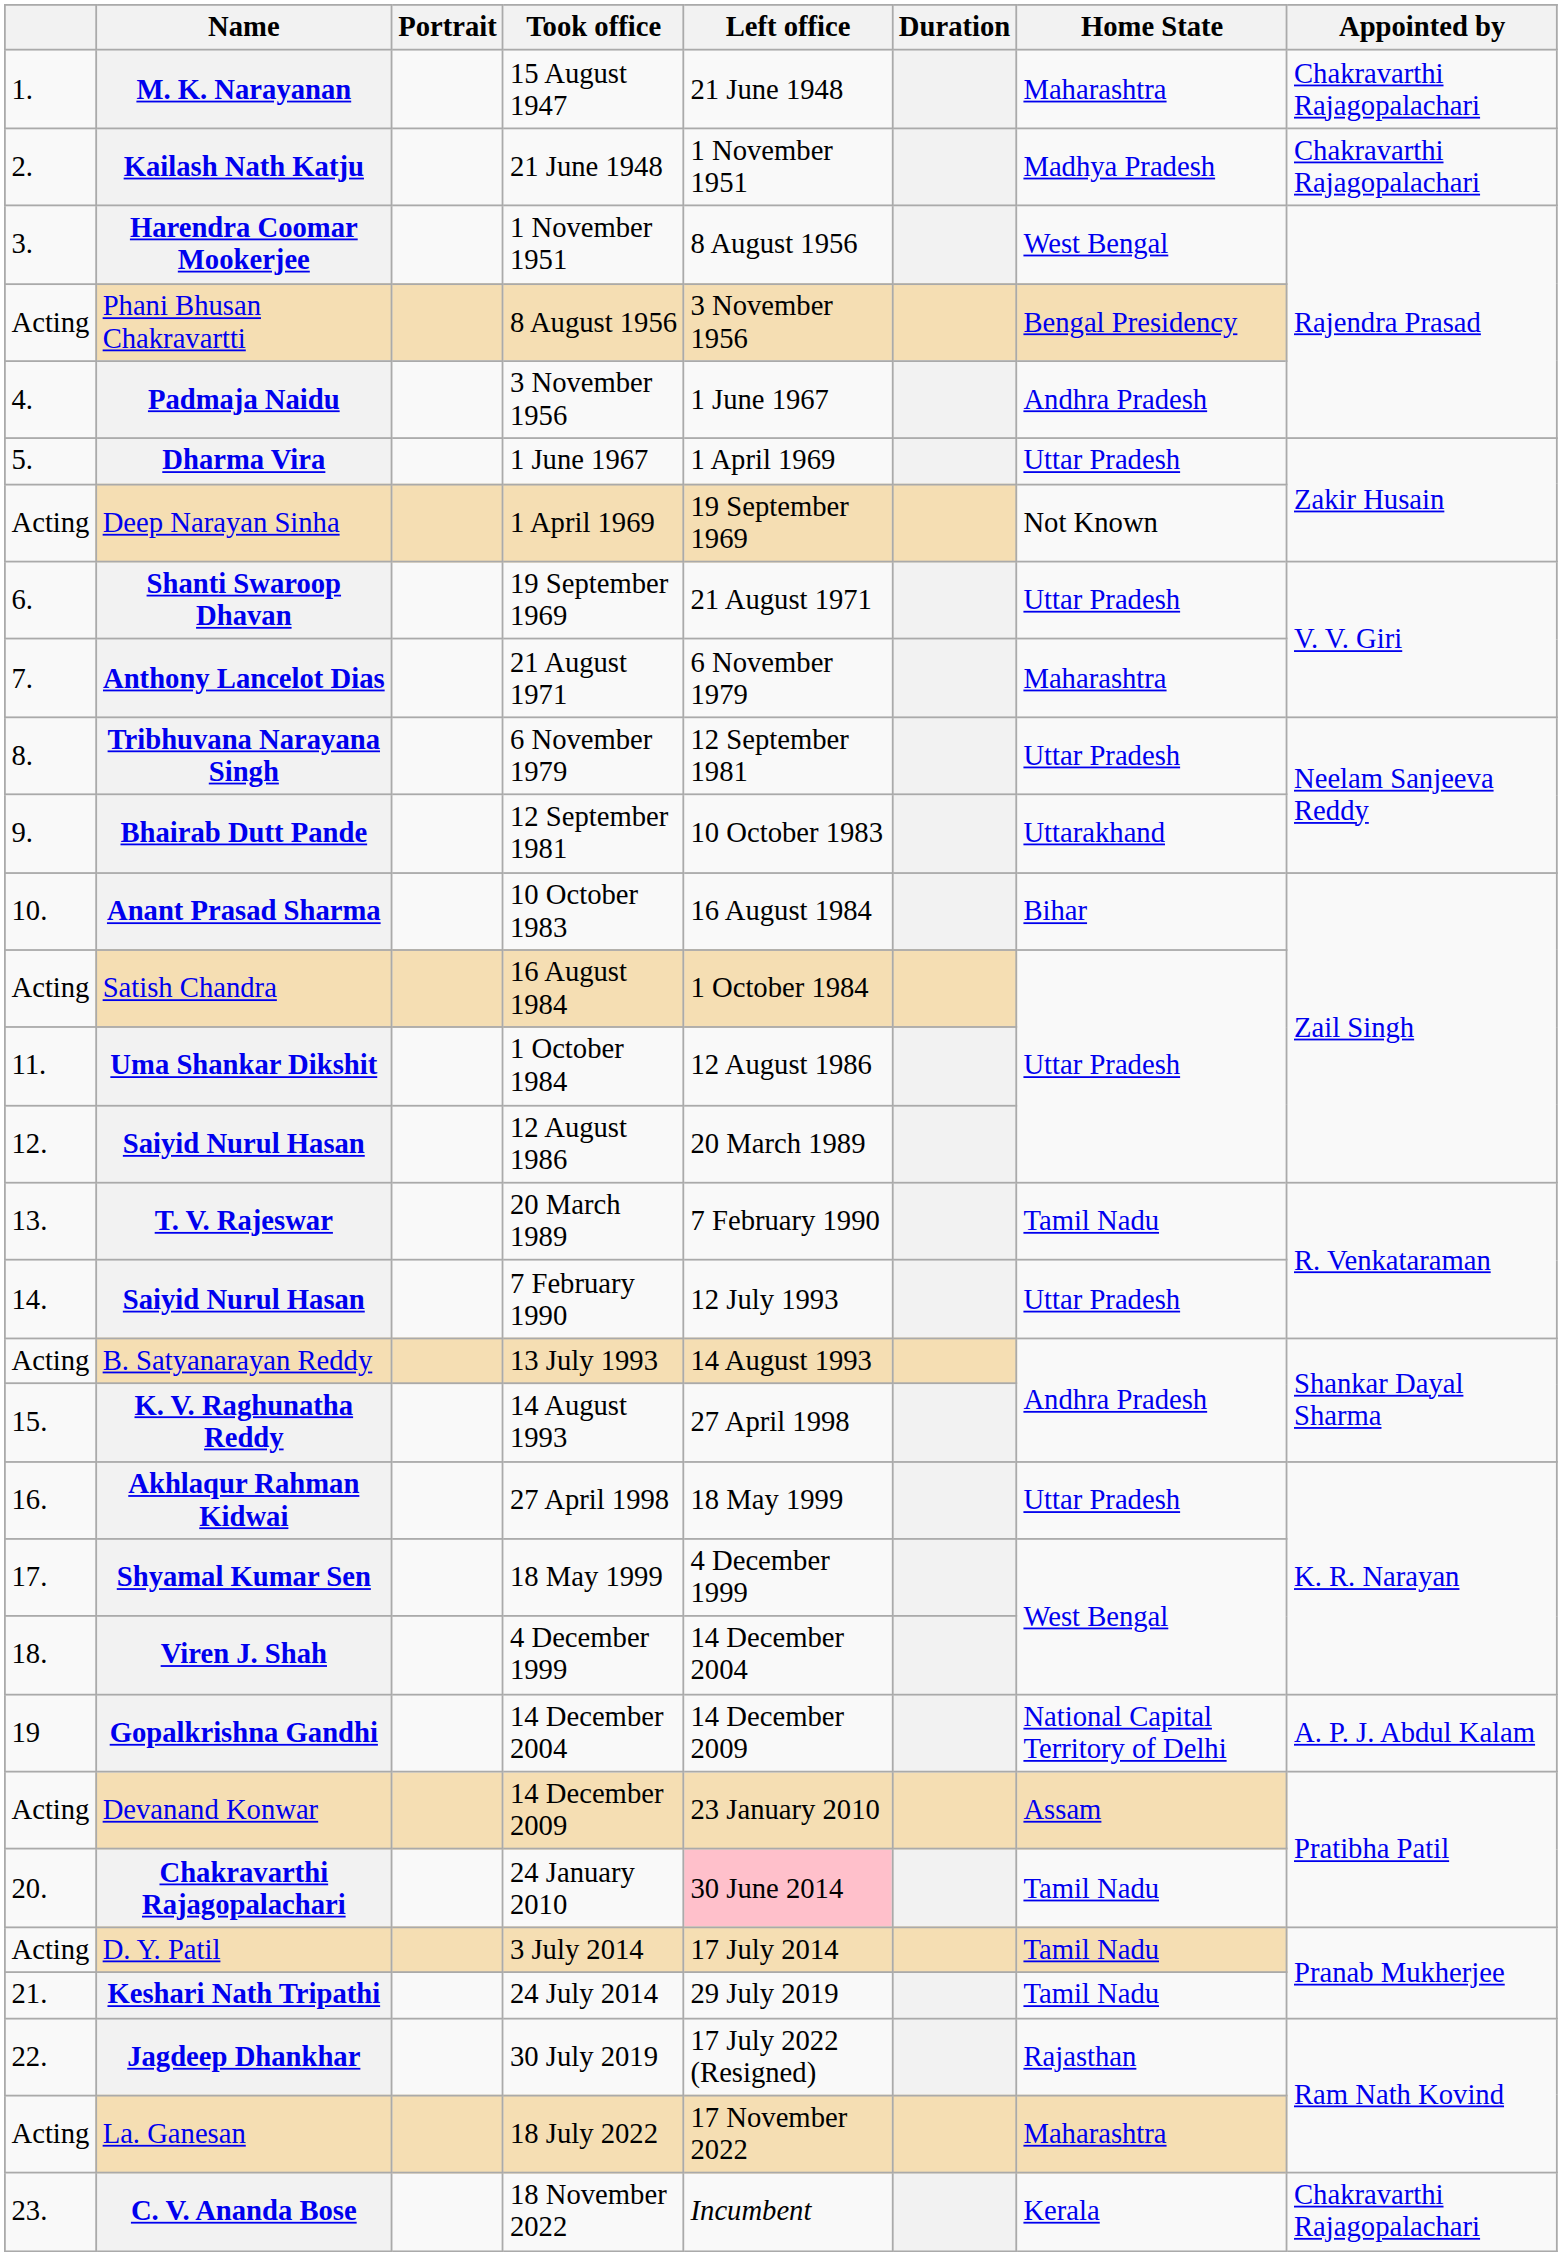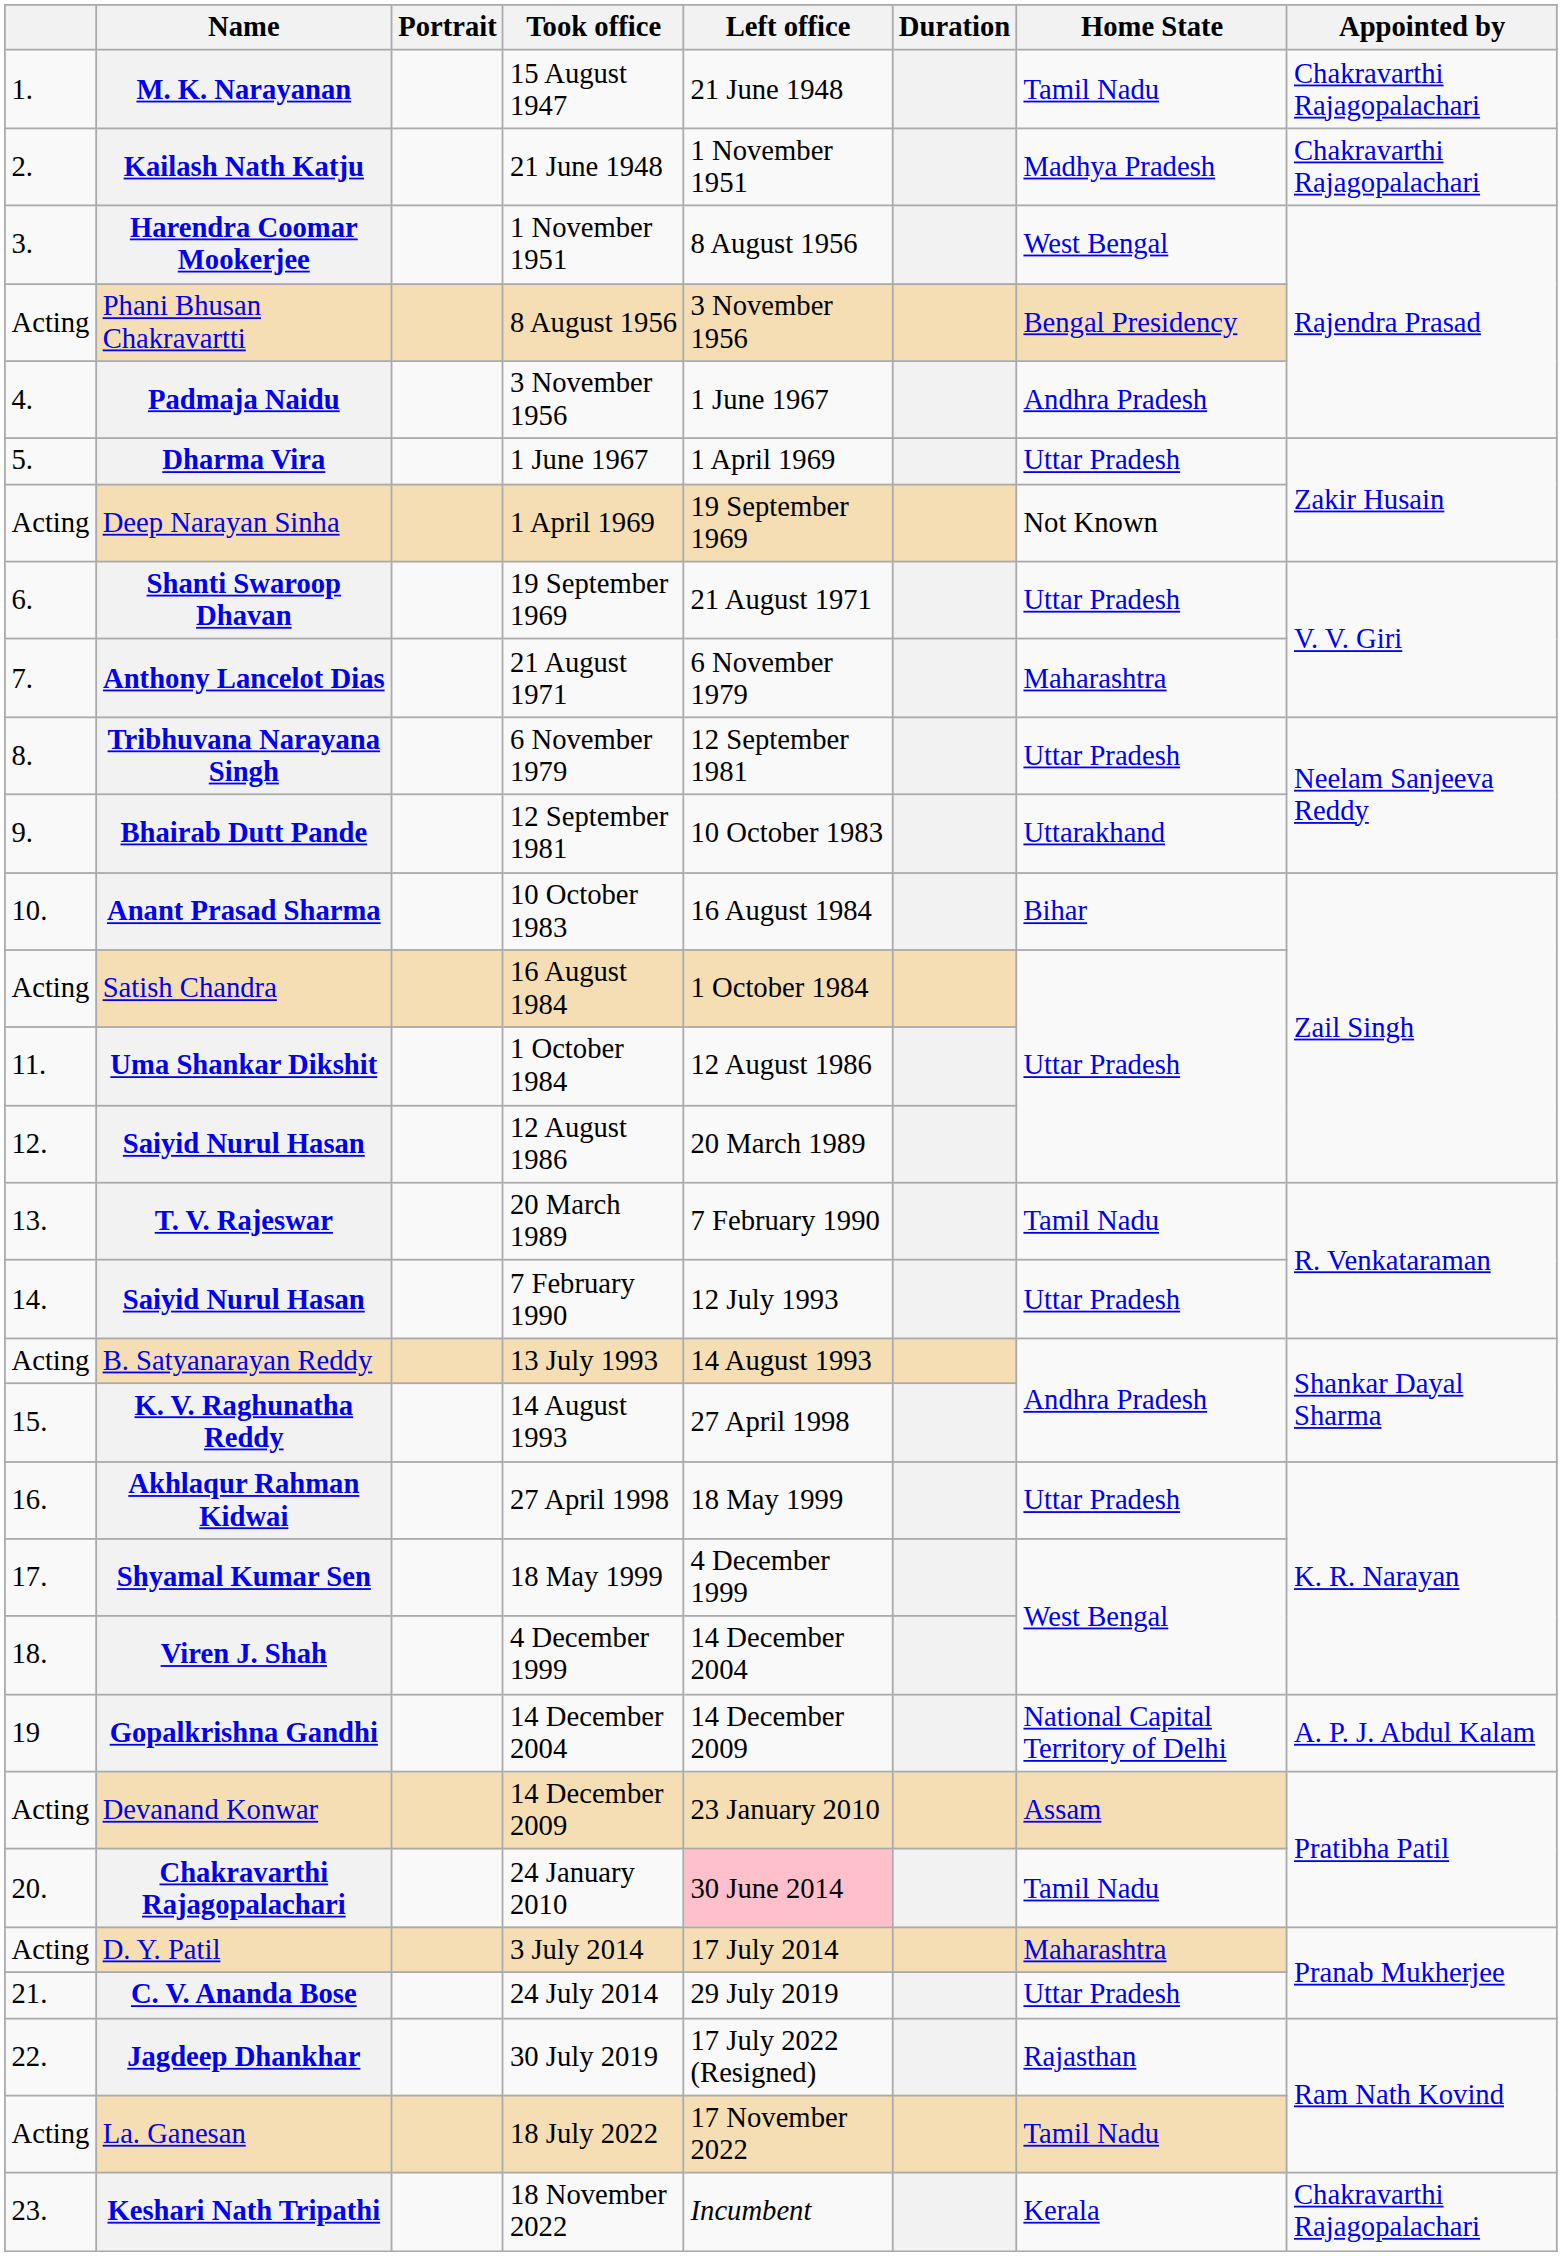(1095, 88) Maharashtra -> (1091, 88) Tamil Nadu
(1091, 1949) Tamil Nadu -> (1095, 1949) Maharashtra
(244, 1994) Keshari Nath Tripathi -> (244, 1994) C. V. Ananda Bose
(1091, 1994) Tamil Nadu -> (1102, 1994) Uttar Pradesh
(1095, 2133) Maharashtra -> (1091, 2133) Tamil Nadu
(244, 2211) C. V. Ananda Bose -> (244, 2211) Keshari Nath Tripathi
